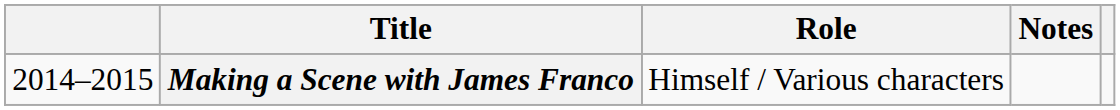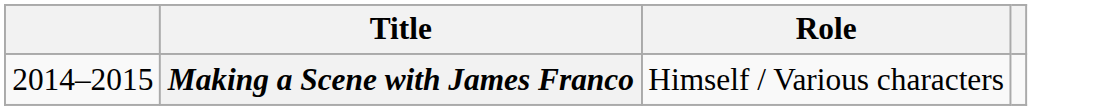- column: (1056, 29)
